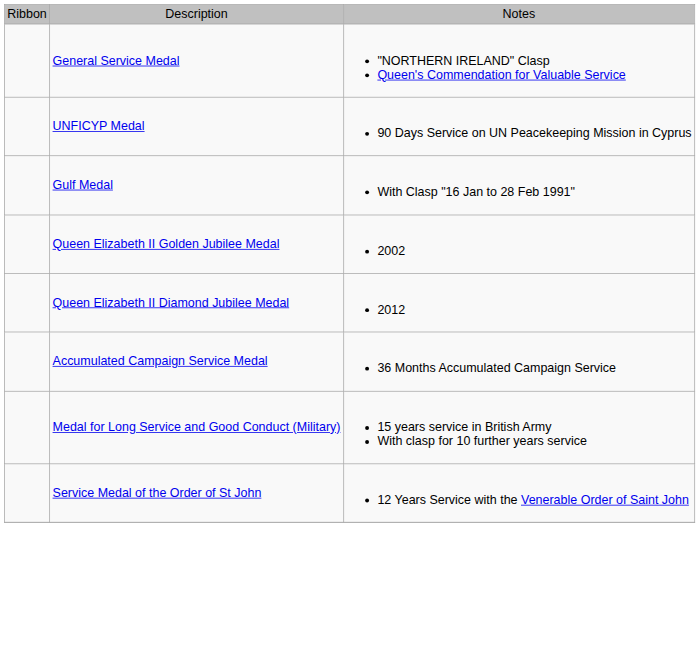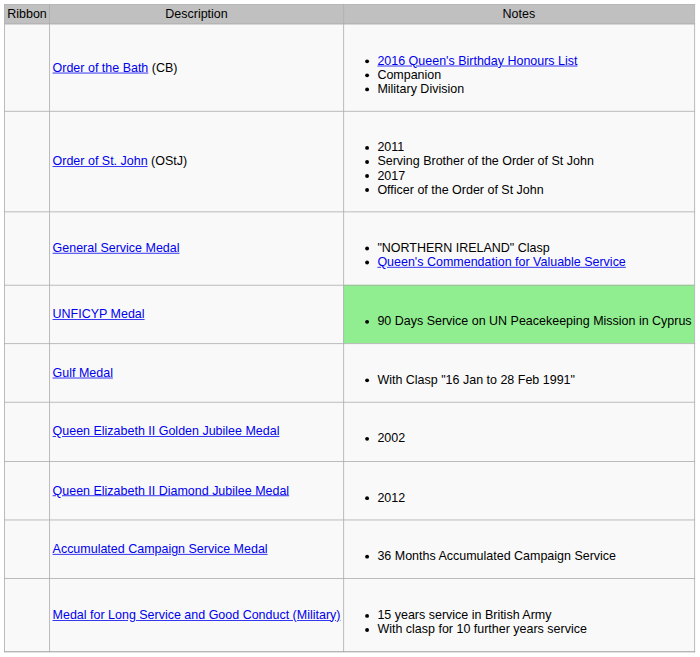+ row: (115, 67)
+ row: (120, 161)
(519, 133) no background -> (519, 321) lightgreen background
- row: (157, 493)
